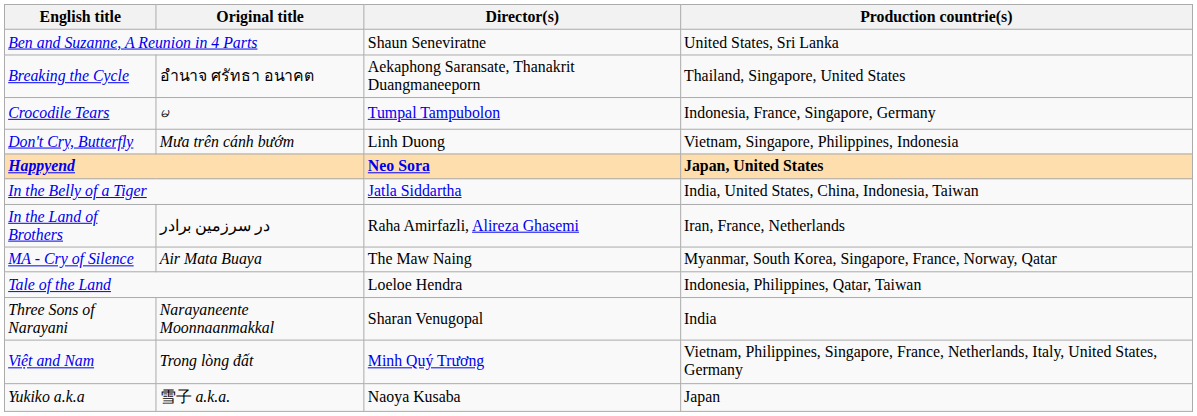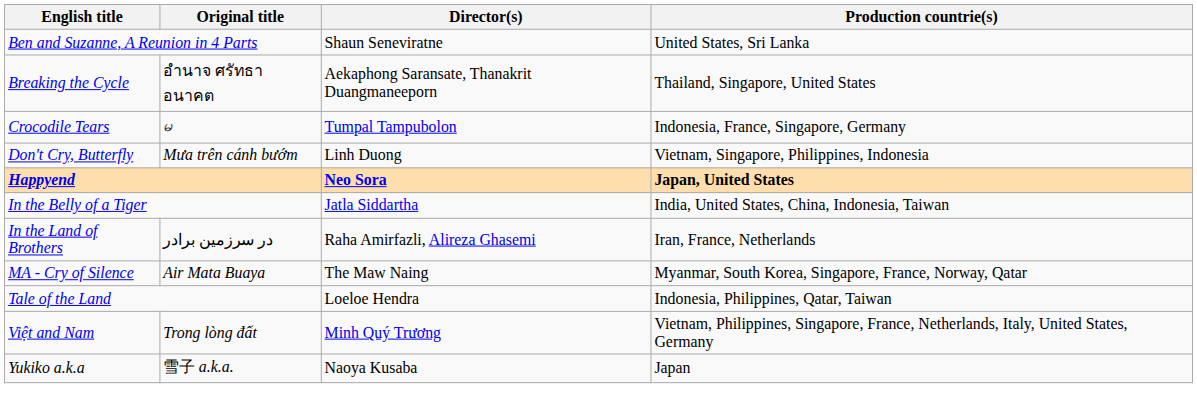- row: (51, 318)
